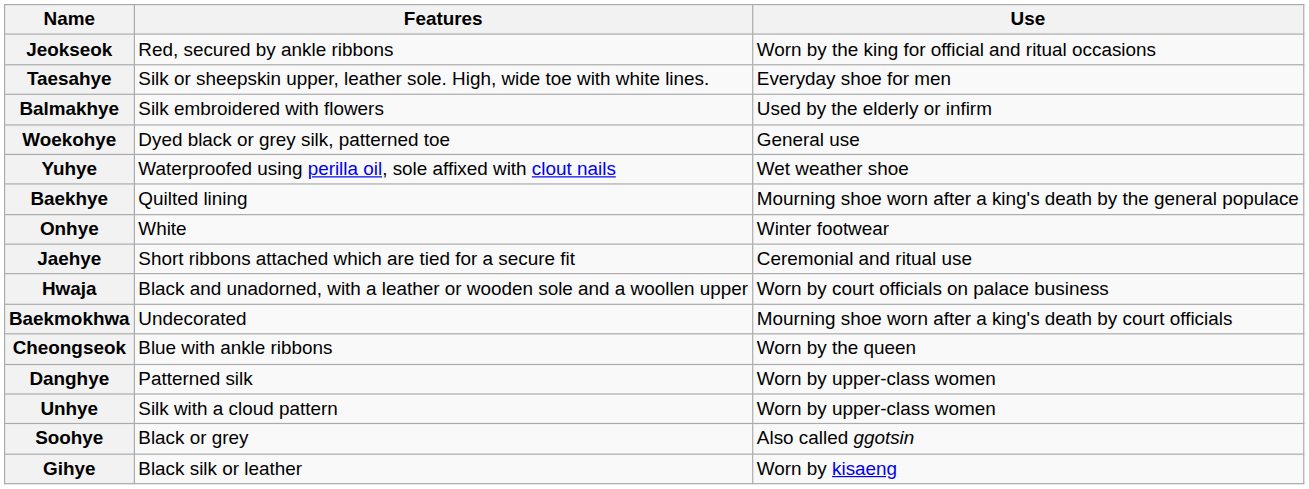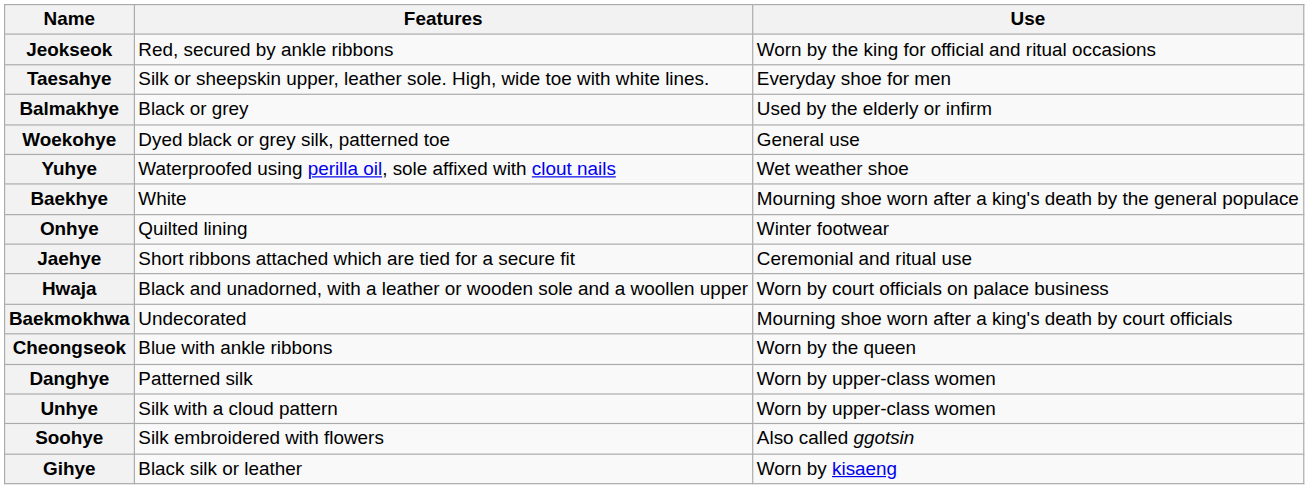(261, 109) Silk embroidered with flowers -> (193, 109) Black or grey
(193, 199) Quilted lining -> (162, 199) White
(162, 229) White -> (193, 229) Quilted lining
(193, 438) Black or grey -> (261, 438) Silk embroidered with flowers
